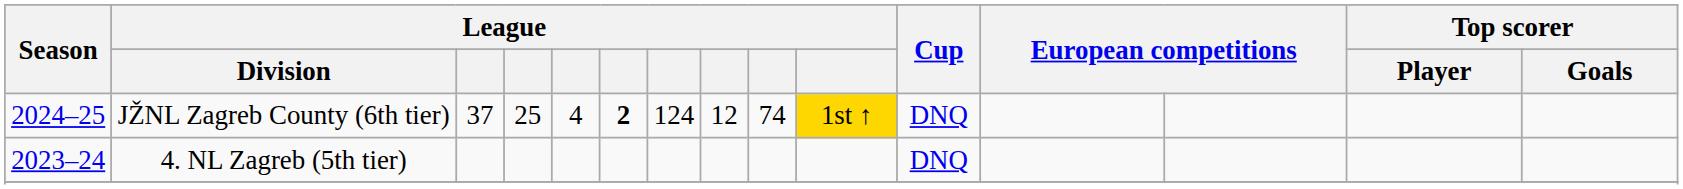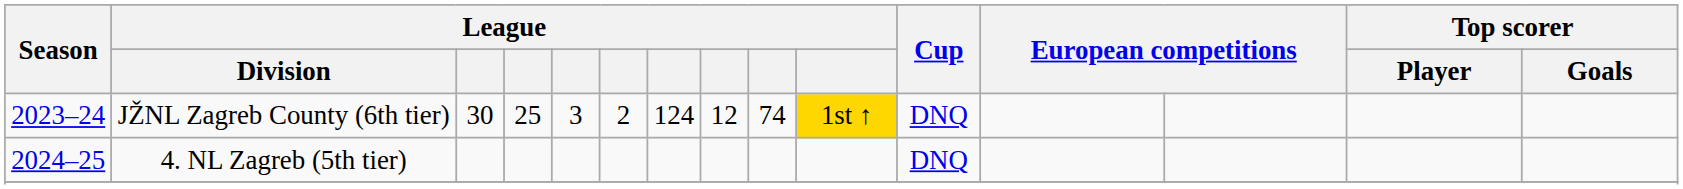(58, 115) 2024–25 -> (58, 115) 2023–24
(480, 115) 37 -> (480, 115) 30
(576, 115) 4 -> (576, 115) 3
(624, 115) bold -> (624, 115) normal
(58, 159) 2023–24 -> (58, 159) 2024–25
